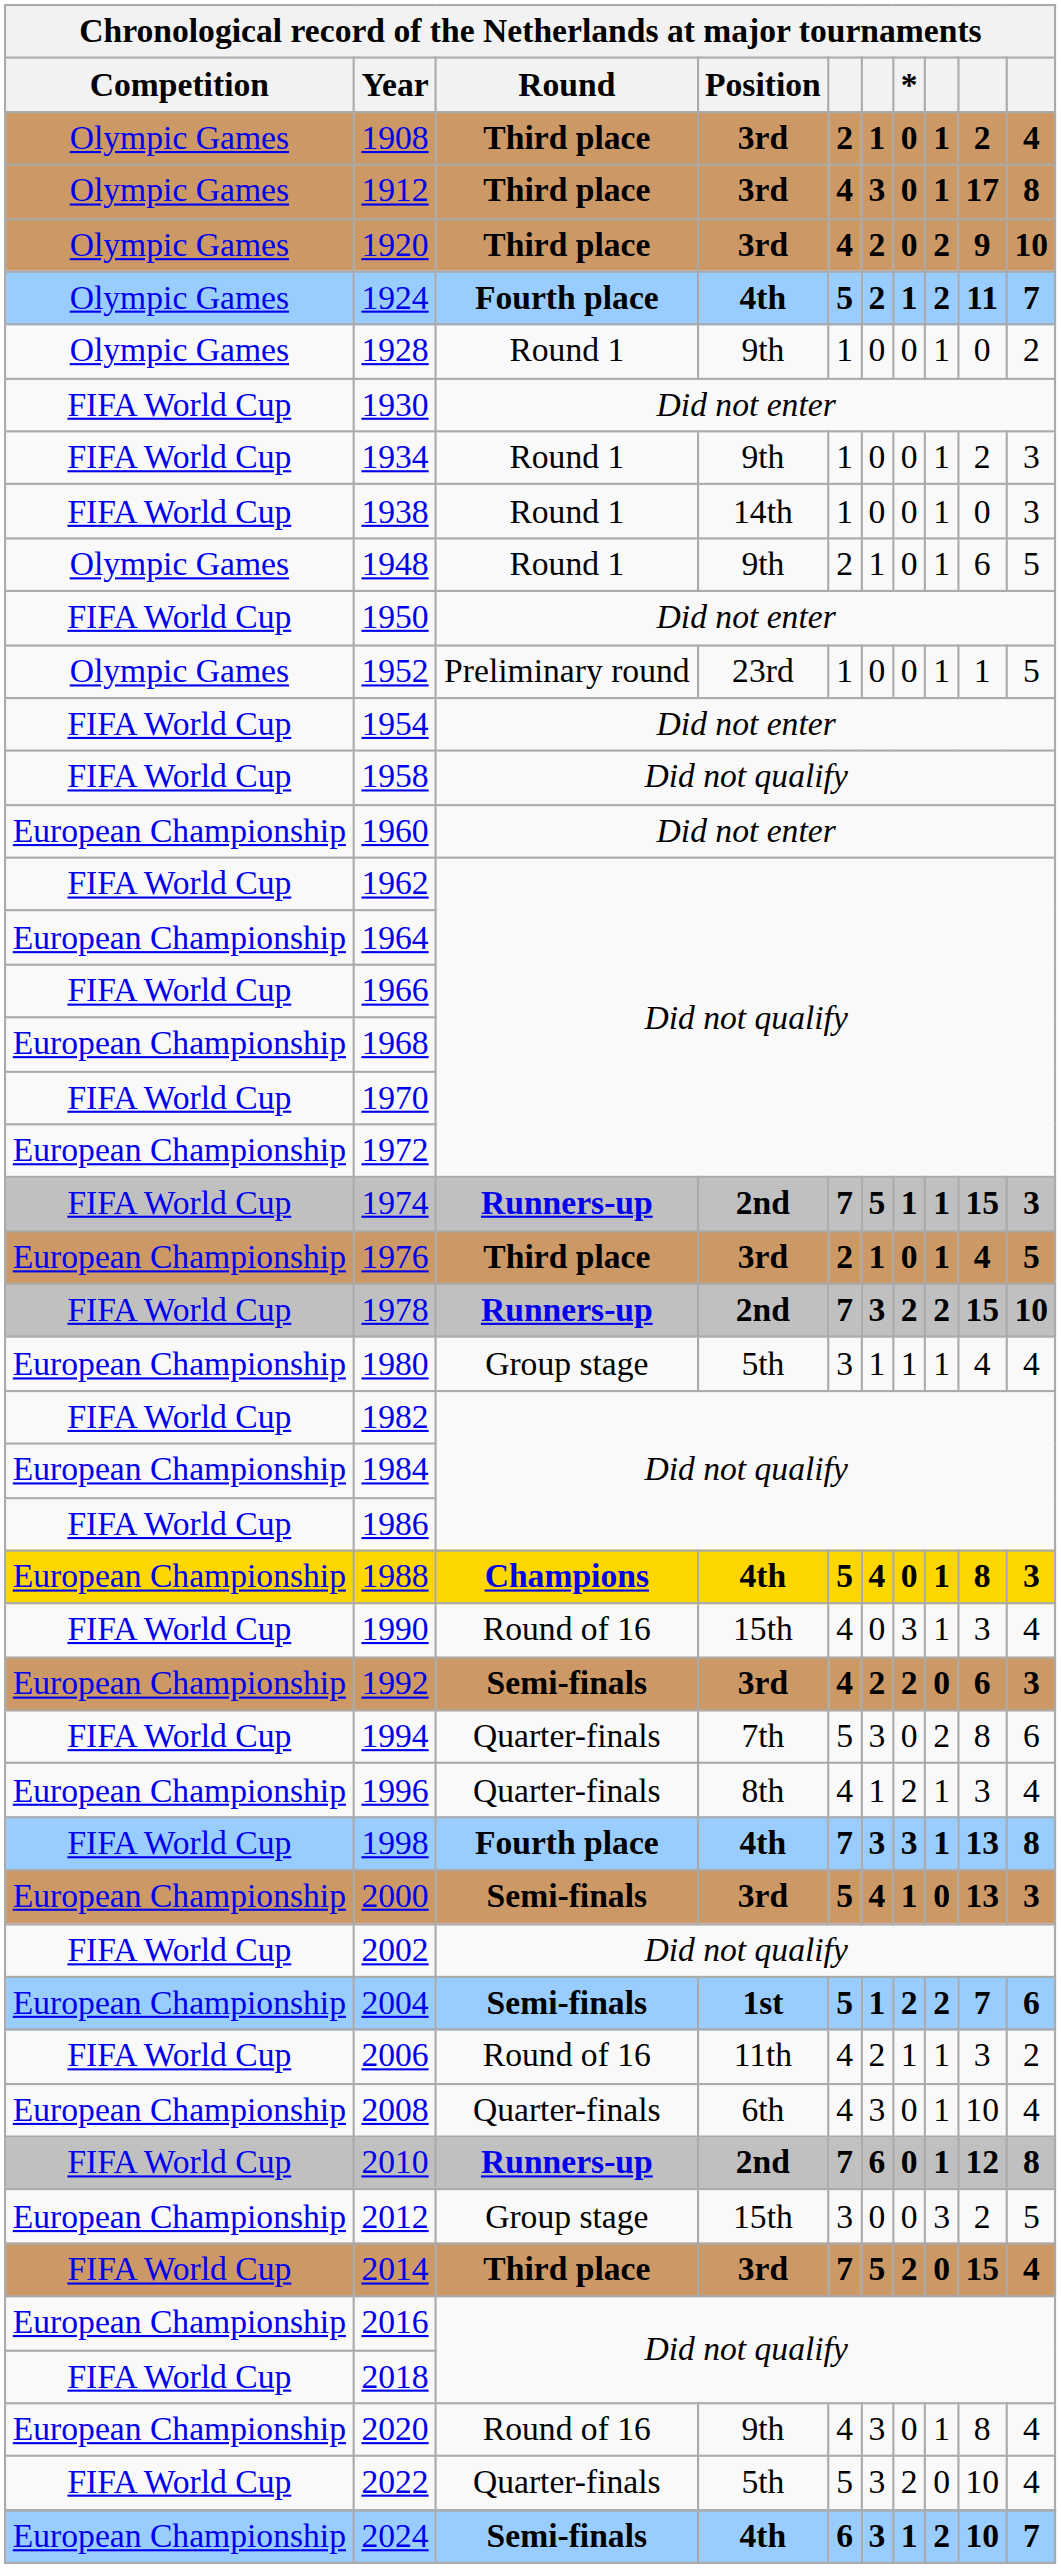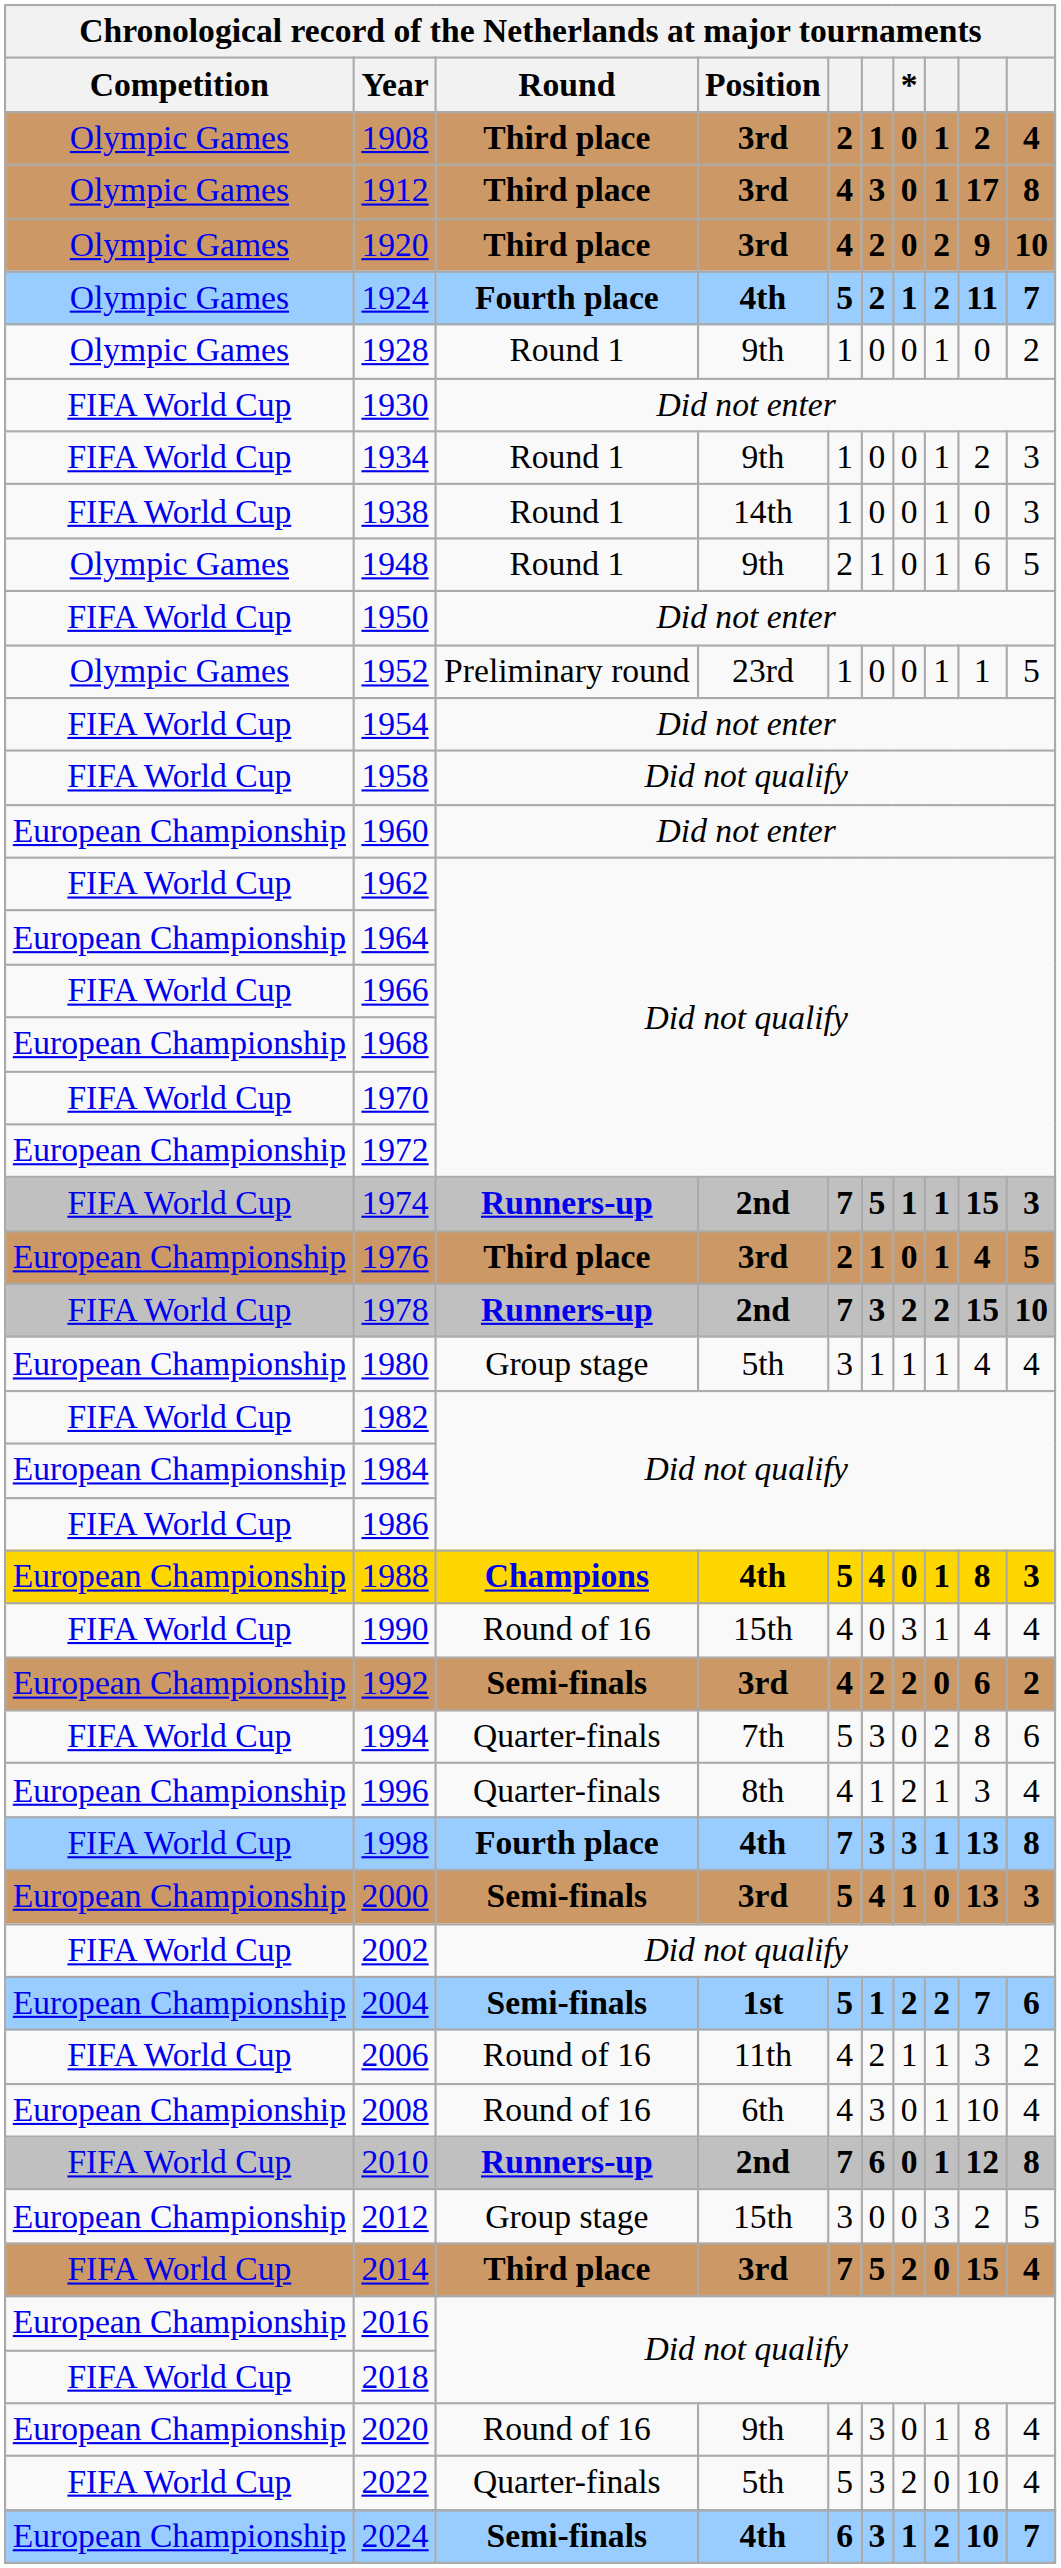(982, 1629) 3 -> (982, 1629) 4
(1031, 1683) 3 -> (1031, 1683) 2
(567, 2109) Quarter-finals -> (567, 2109) Round of 16
